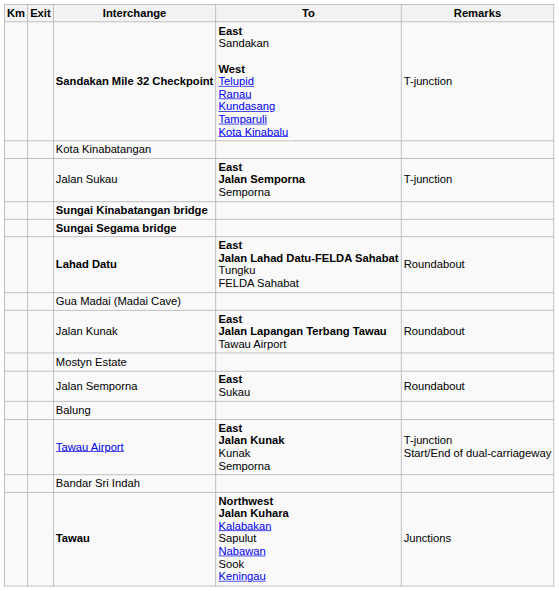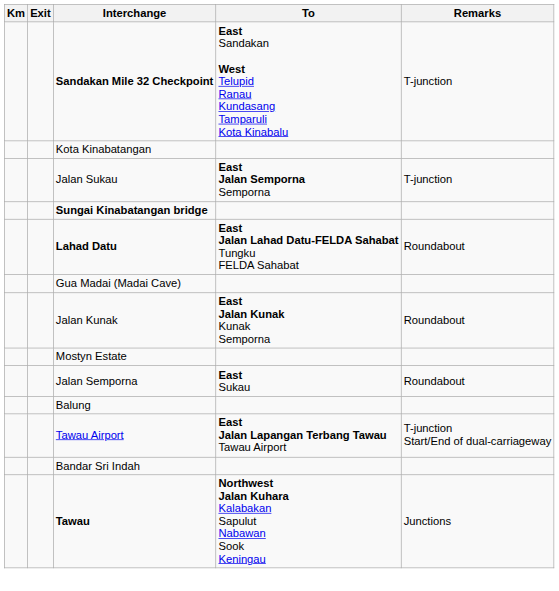- row: (116, 228)
(303, 331) East Jalan Lapangan Terbang Tawau Tawau Airport -> (251, 320) East Jalan Kunak Kunak Semporna
(251, 447) East Jalan Kunak Kunak Semporna -> (303, 435) East Jalan Lapangan Terbang Tawau Tawau Airport
